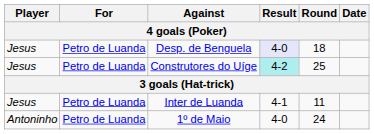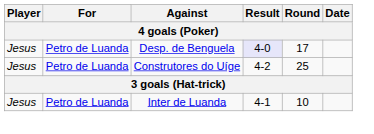(319, 48) 18 -> (302, 48) 17
(279, 66) paleturquoise background -> (262, 66) no background
(319, 102) 11 -> (302, 102) 10
- row: (204, 119)
